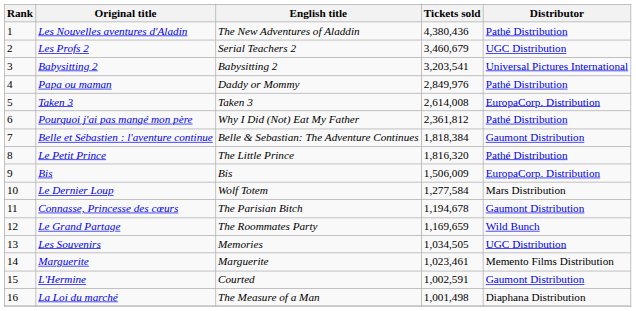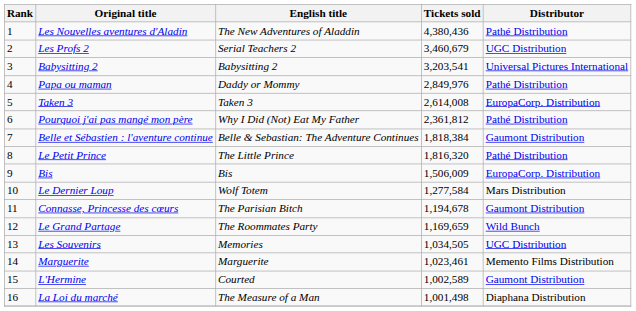(446, 279) 1,002,591 -> (446, 279) 1,002,589
